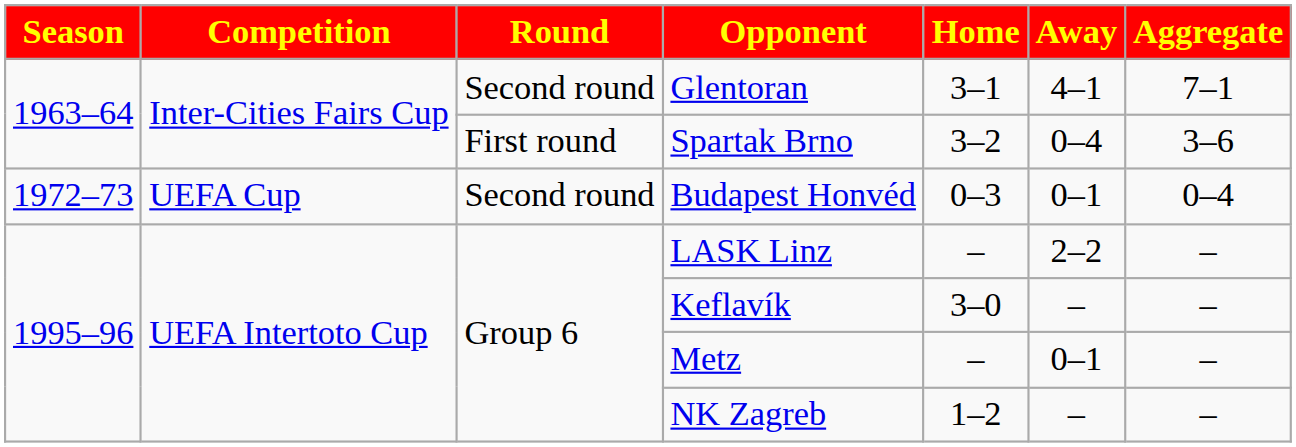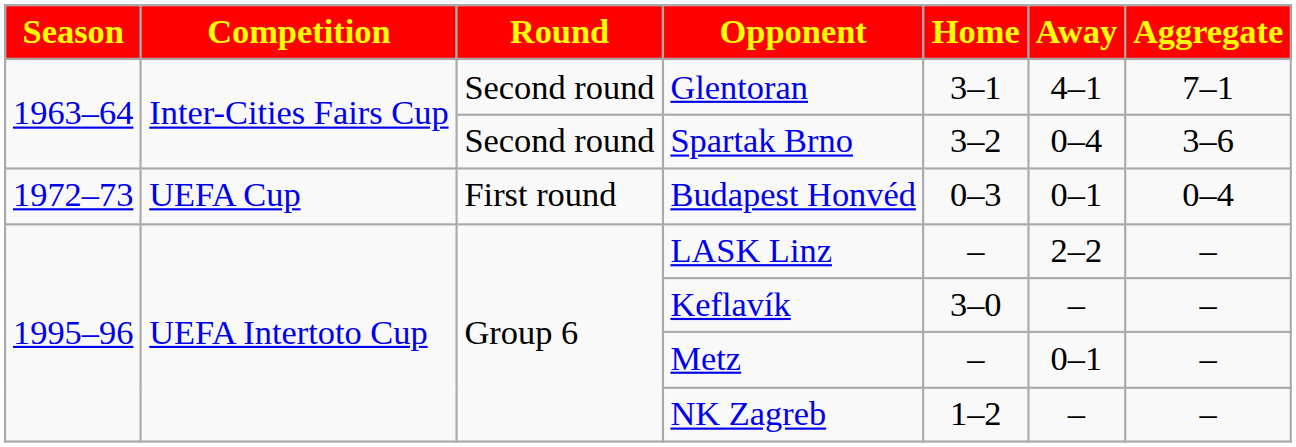(540, 140) First round -> (560, 140) Second round
(560, 195) Second round -> (540, 195) First round
